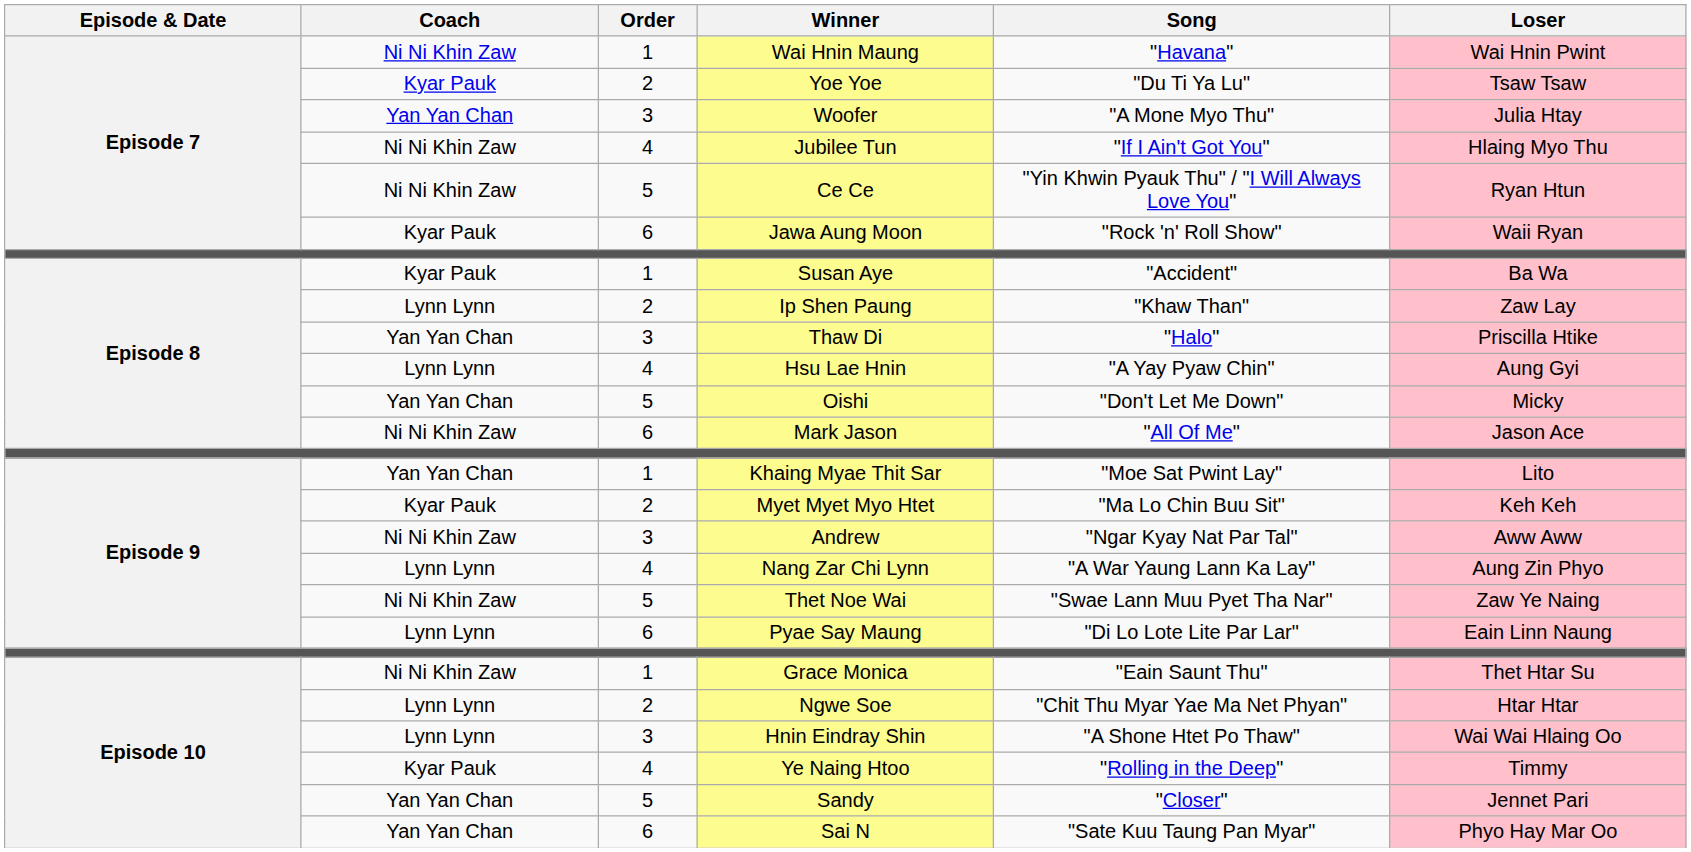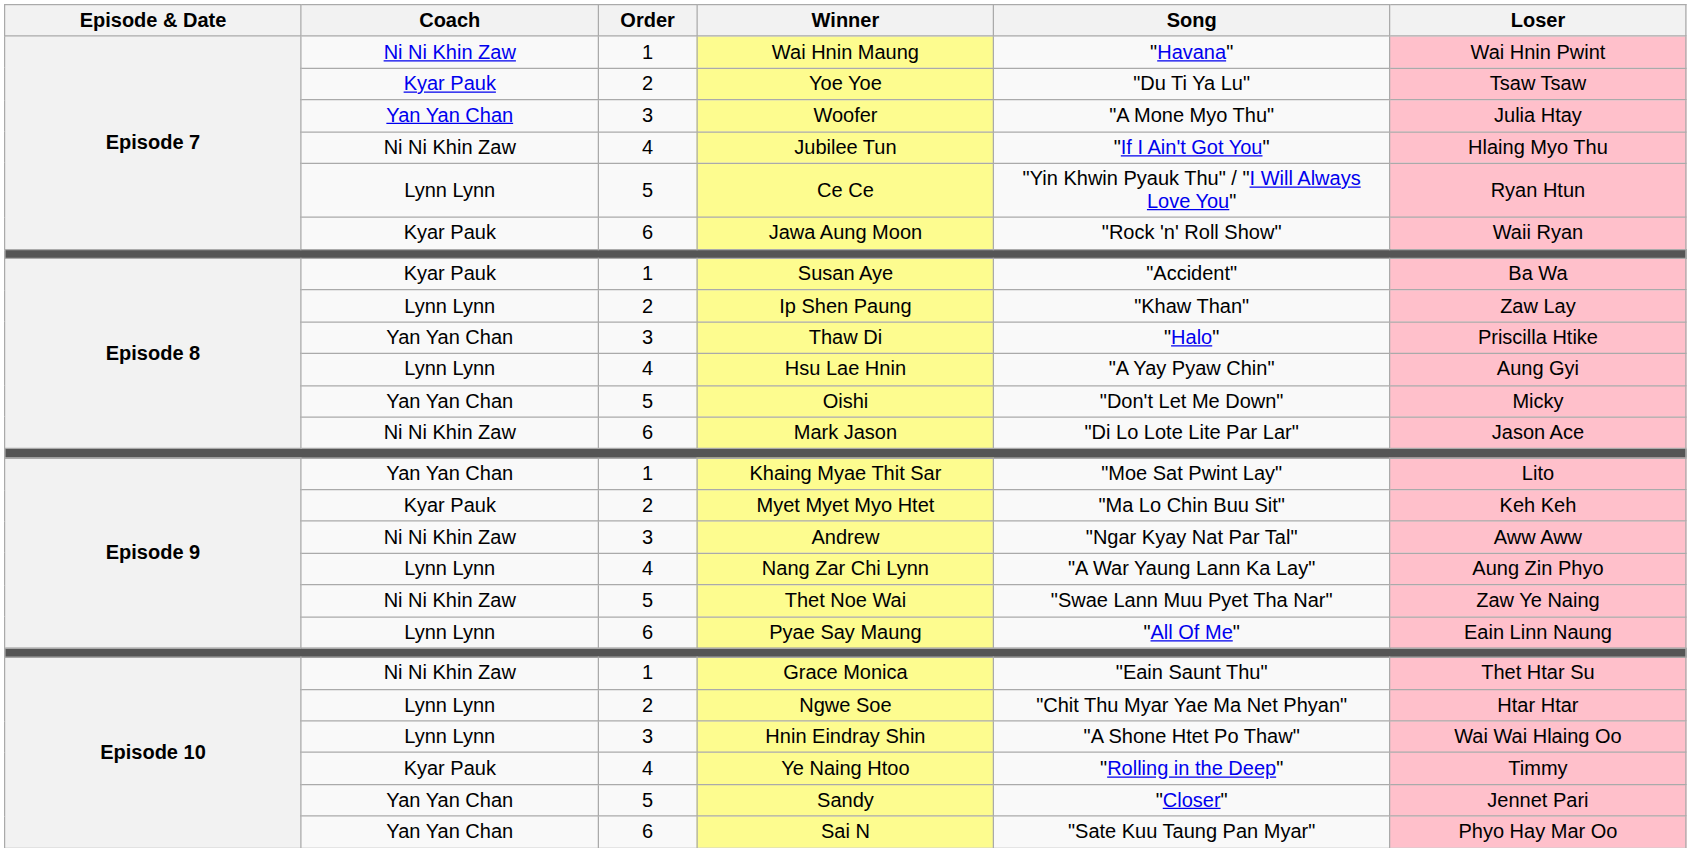(450, 190) Ni Ni Khin Zaw -> (450, 190) Lynn Lynn
(1192, 432) "All Of Me" -> (1192, 432) "Di Lo Lote Lite Par Lar"
(1192, 632) "Di Lo Lote Lite Par Lar" -> (1192, 632) "All Of Me"
